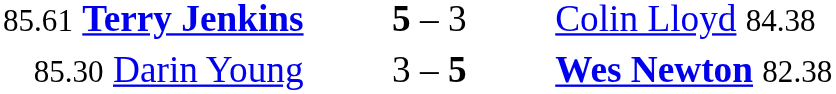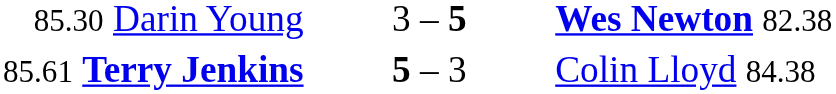rows swapped: (153, 18) <-> (169, 69)
